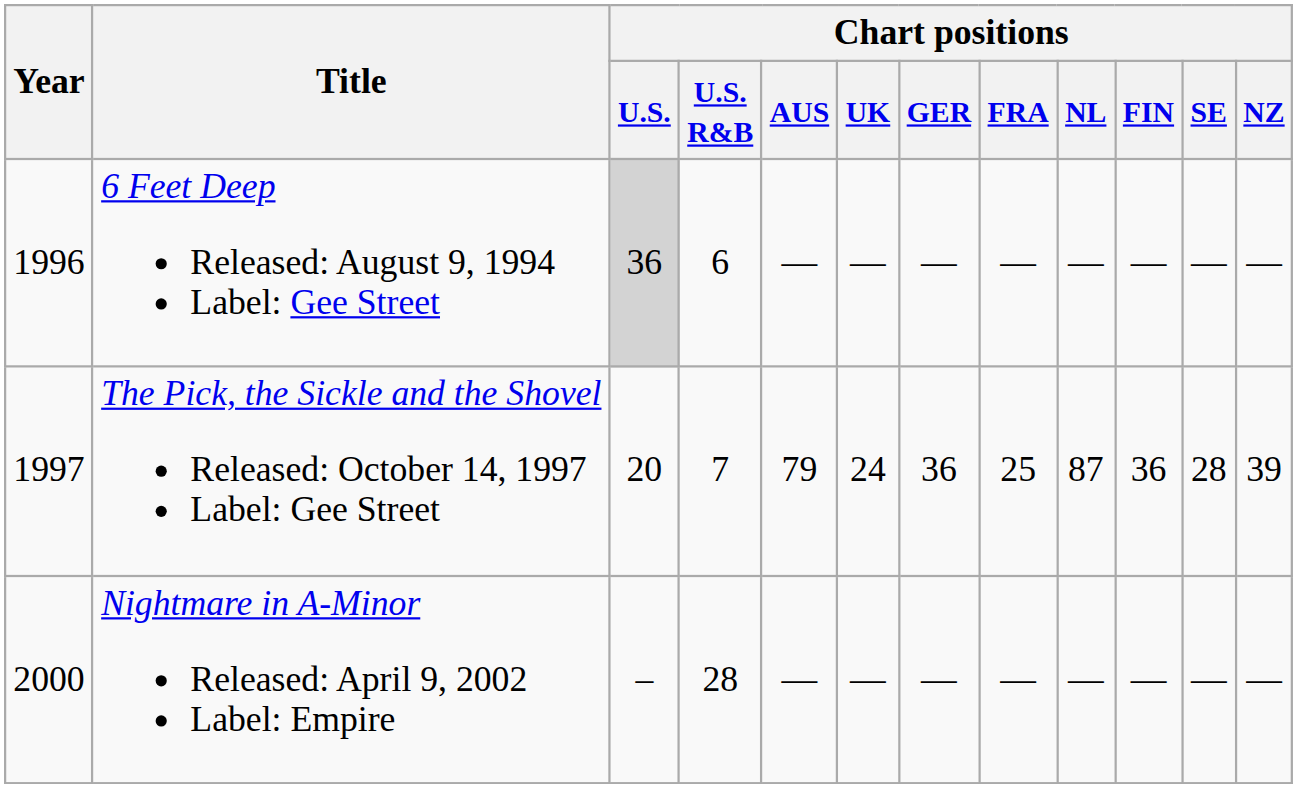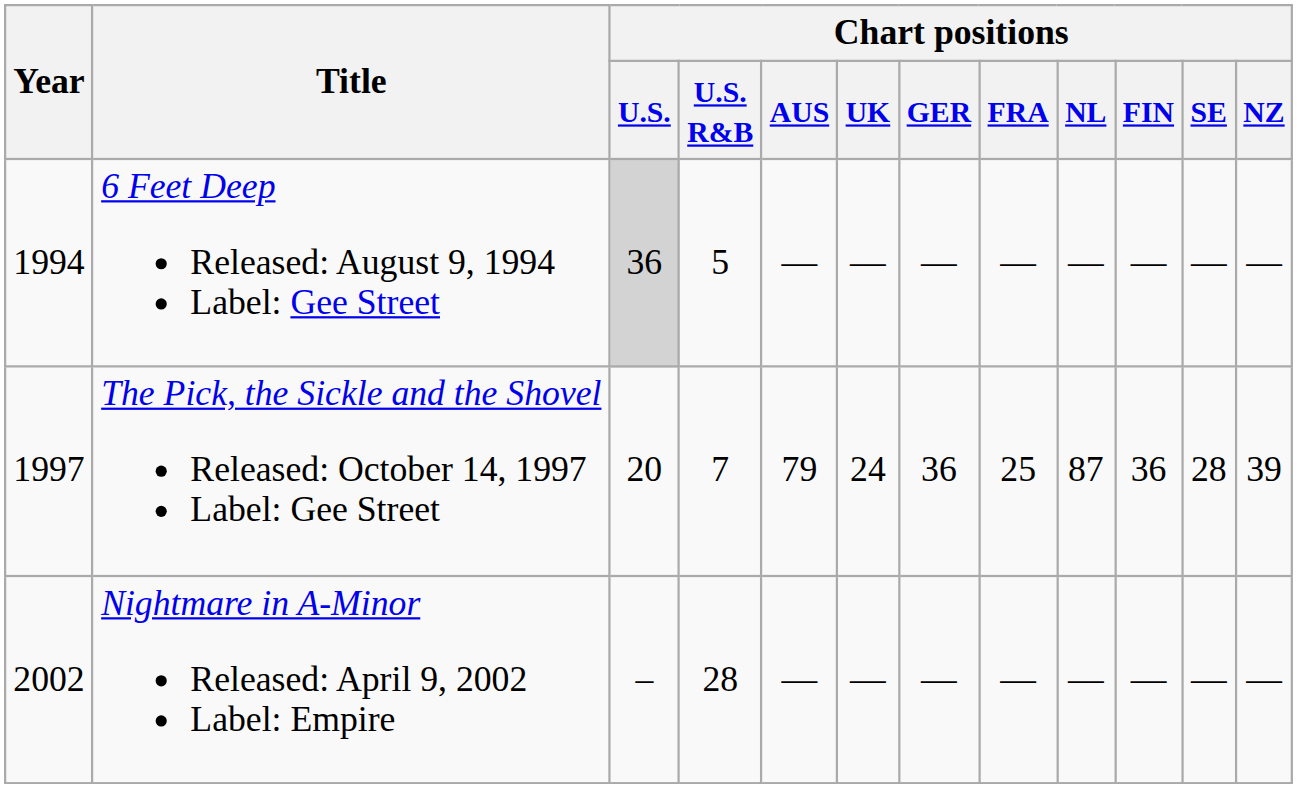(49, 261) 1996 -> (49, 261) 1994
(720, 261) 6 -> (720, 261) 5
(49, 678) 2000 -> (49, 678) 2002
